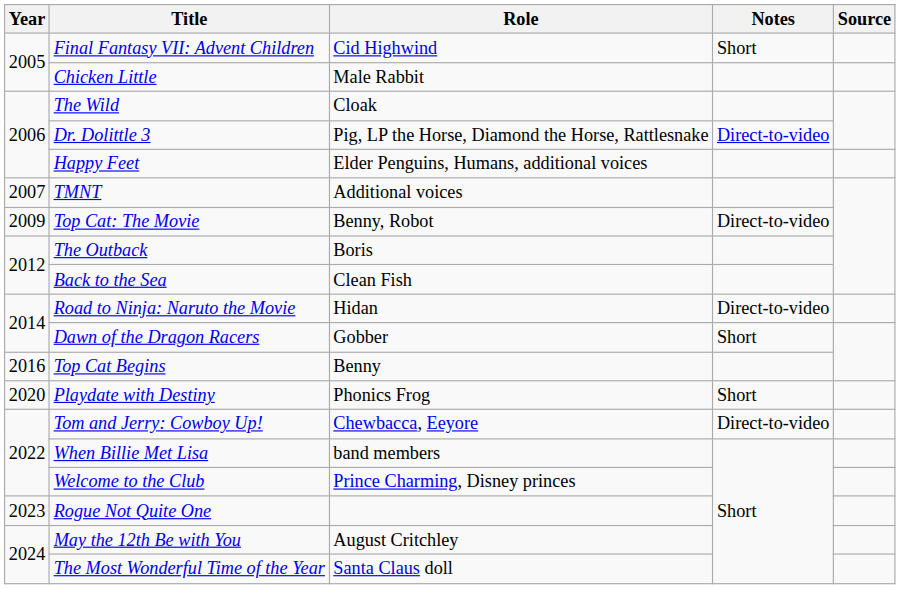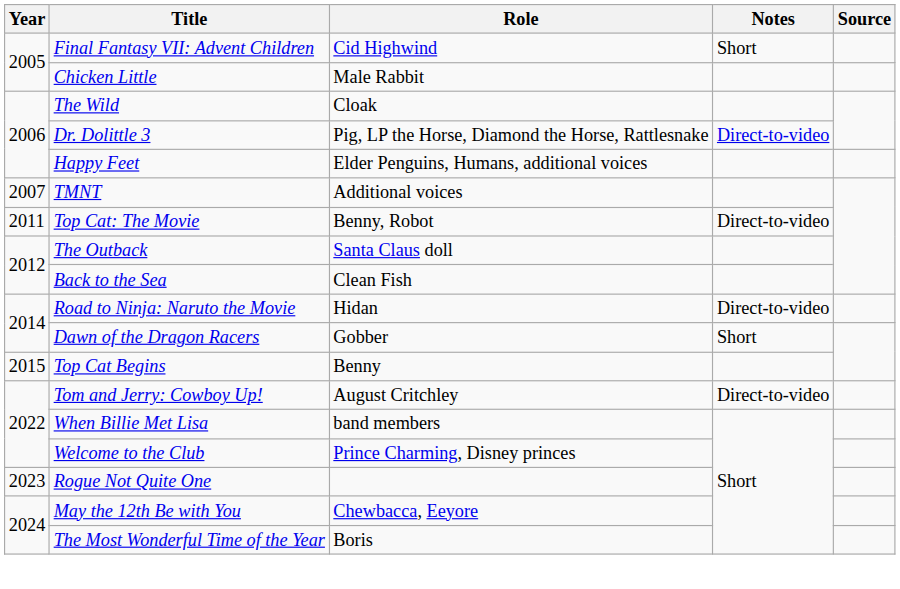(27, 221) 2009 -> (27, 221) 2011
(353, 250) Boris -> (393, 250) Santa Claus doll
(27, 366) 2016 -> (27, 366) 2015
- row: (134, 395)
(406, 423) Chewbacca, Eeyore -> (396, 395) August Critchley
(396, 539) August Critchley -> (406, 510) Chewbacca, Eeyore
(393, 568) Santa Claus doll -> (353, 539) Boris
